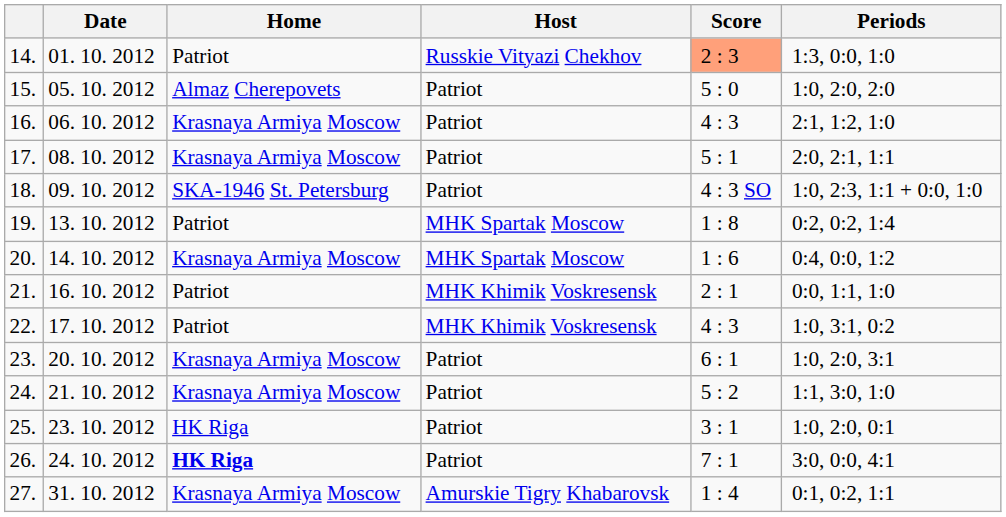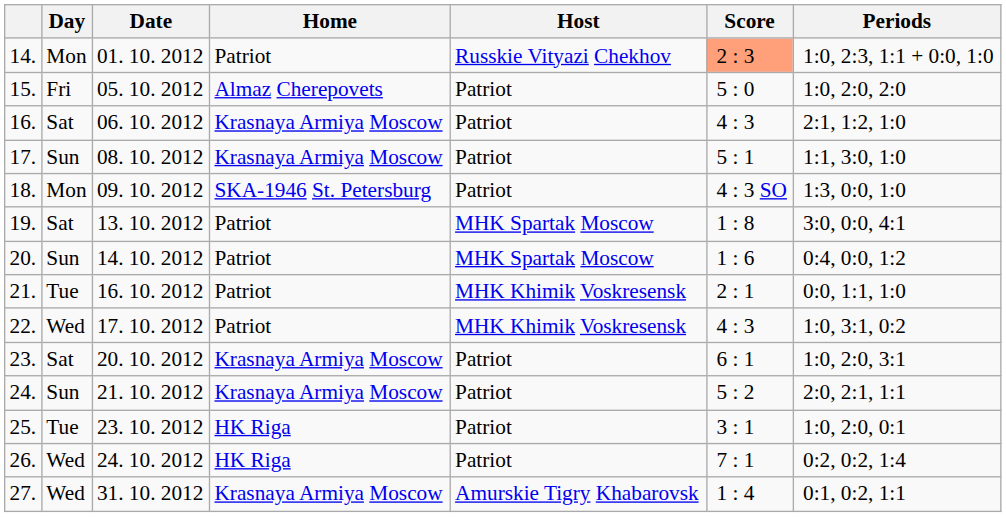+ column: (67, 21)
(841, 55) 1:3, 0:0, 1:0 -> (896, 55) 1:0, 2:3, 1:1 + 0:0, 1:0
(841, 156) 2:0, 2:1, 1:1 -> (852, 156) 1:1, 3:0, 1:0
(885, 190) 1:0, 2:3, 1:1 + 0:0, 1:0 -> (852, 190) 1:3, 0:0, 1:0
(841, 223) 0:2, 0:2, 1:4 -> (852, 223) 3:0, 0:0, 4:1
(286, 257) Krasnaya Armiya Moscow -> (243, 257) Patriot
(841, 392) 1:1, 3:0, 1:0 -> (852, 392) 2:0, 2:1, 1:1
(213, 460) bold -> (253, 460) normal
(841, 460) 3:0, 0:0, 4:1 -> (852, 460) 0:2, 0:2, 1:4
